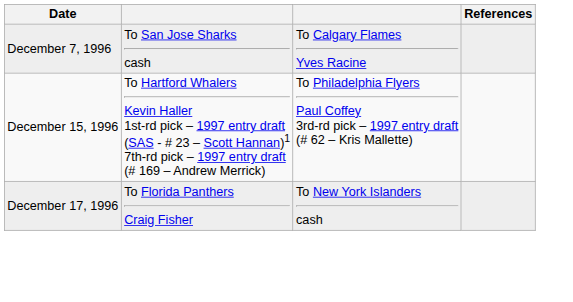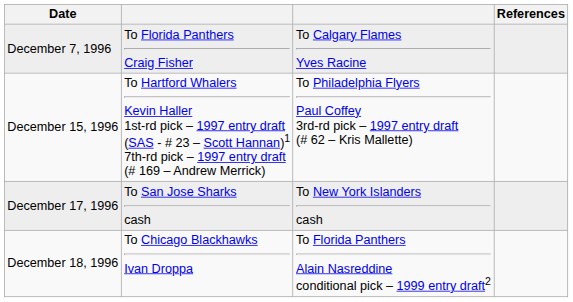(207, 48) To San Jose Sharks cash -> (207, 48) To Florida Panthers Craig Fisher
(207, 206) To Florida Panthers Craig Fisher -> (207, 206) To San Jose Sharks cash
+ row: (63, 263)
